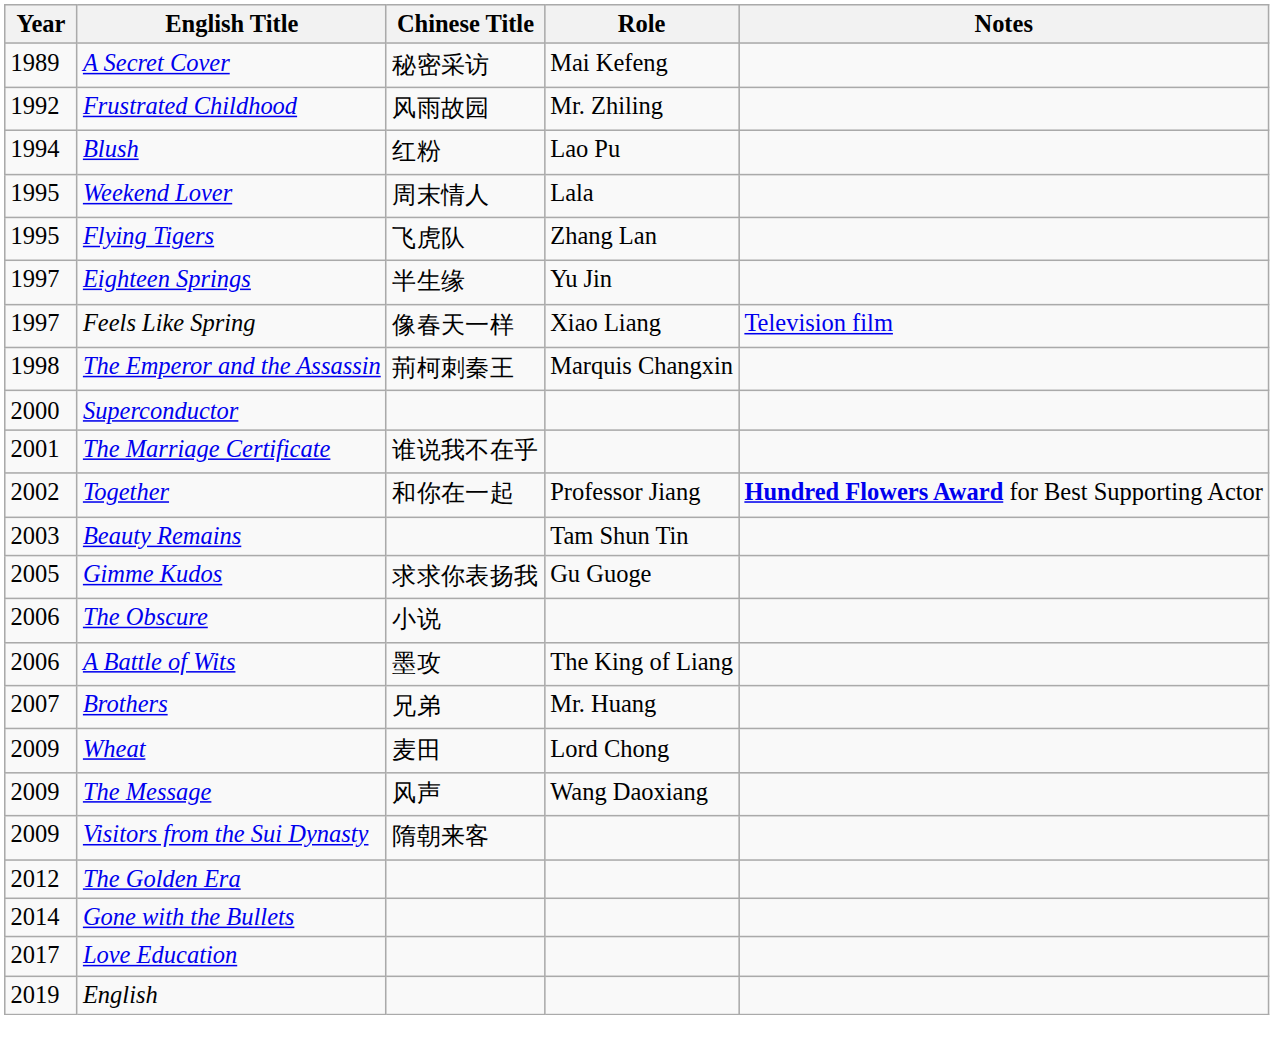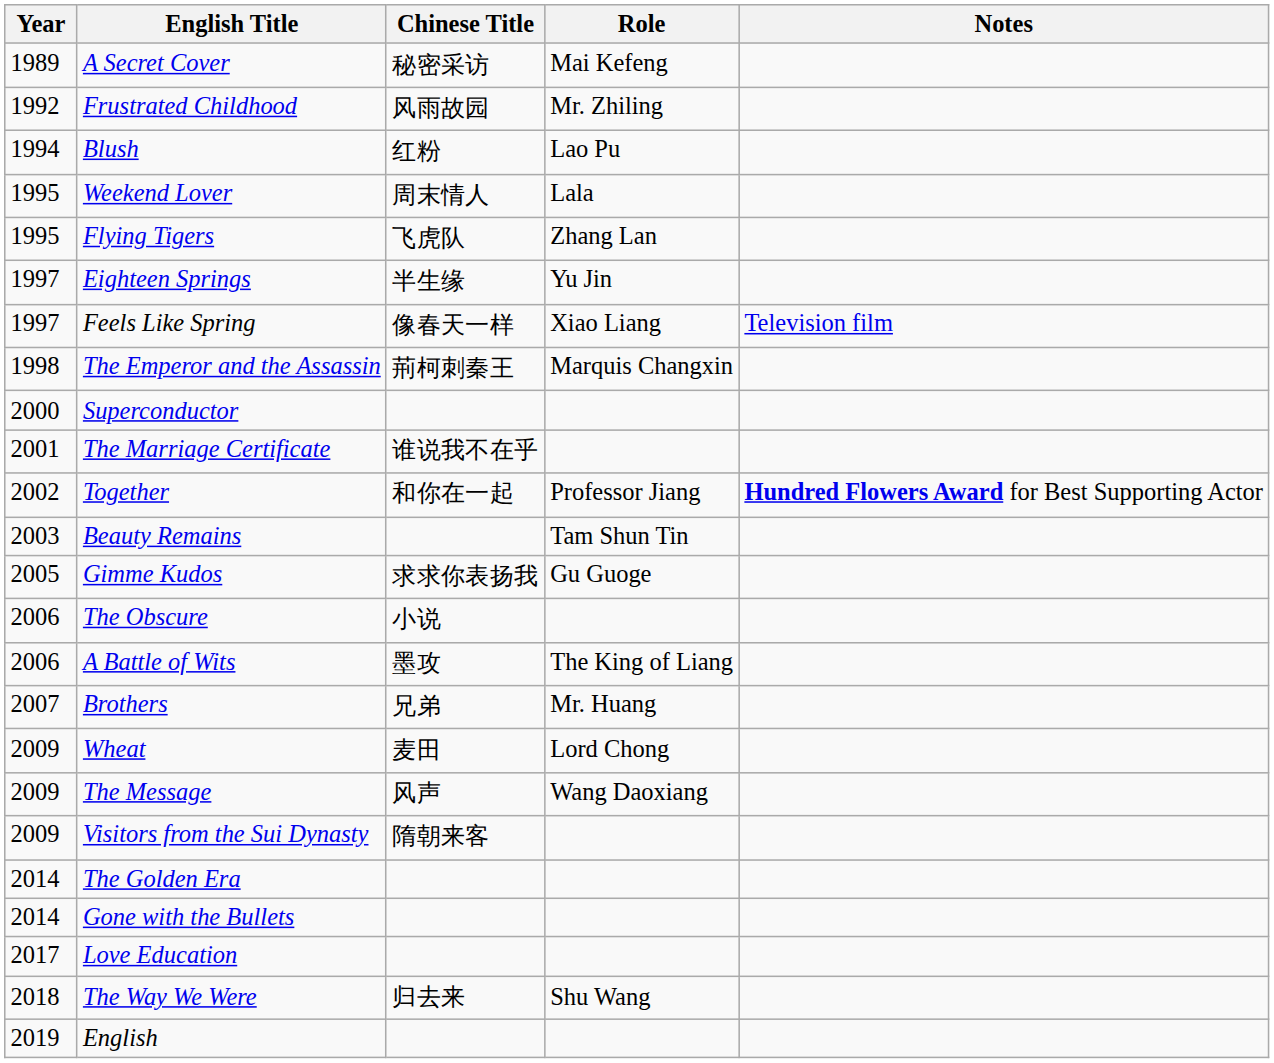(35, 878) 2012 -> (35, 878) 2014
+ row: (170, 997)
